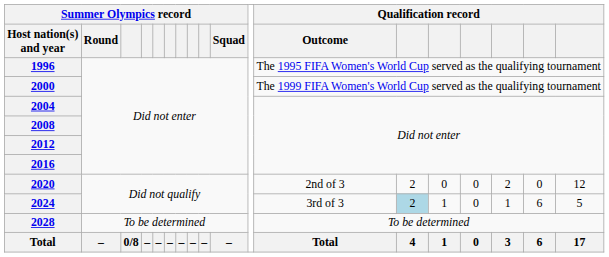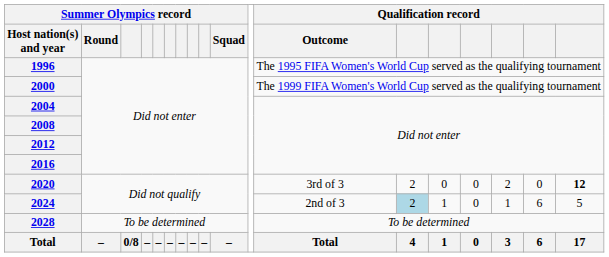(325, 184) 2nd of 3 -> (325, 184) 3rd of 3
(580, 184) normal -> (580, 184) bold
(325, 203) 3rd of 3 -> (325, 203) 2nd of 3
